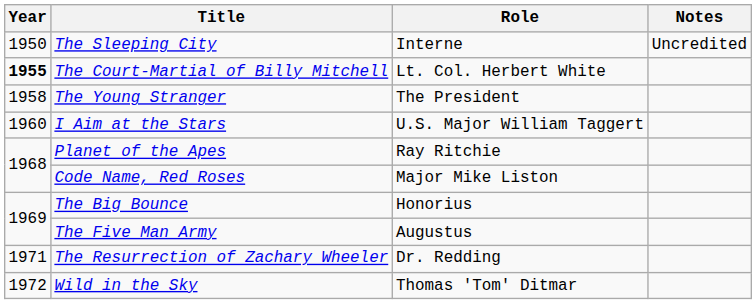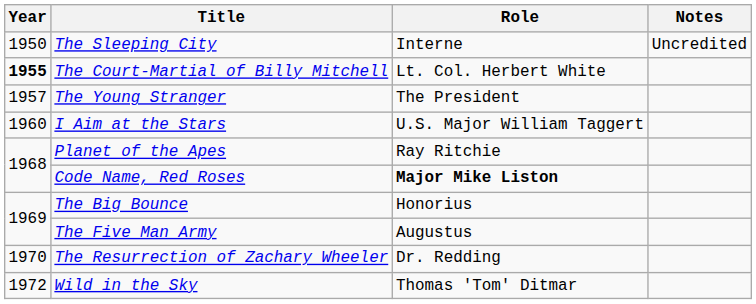(28, 98) 1958 -> (28, 98) 1957
(477, 178) normal -> (477, 178) bold
(28, 258) 1971 -> (28, 258) 1970
